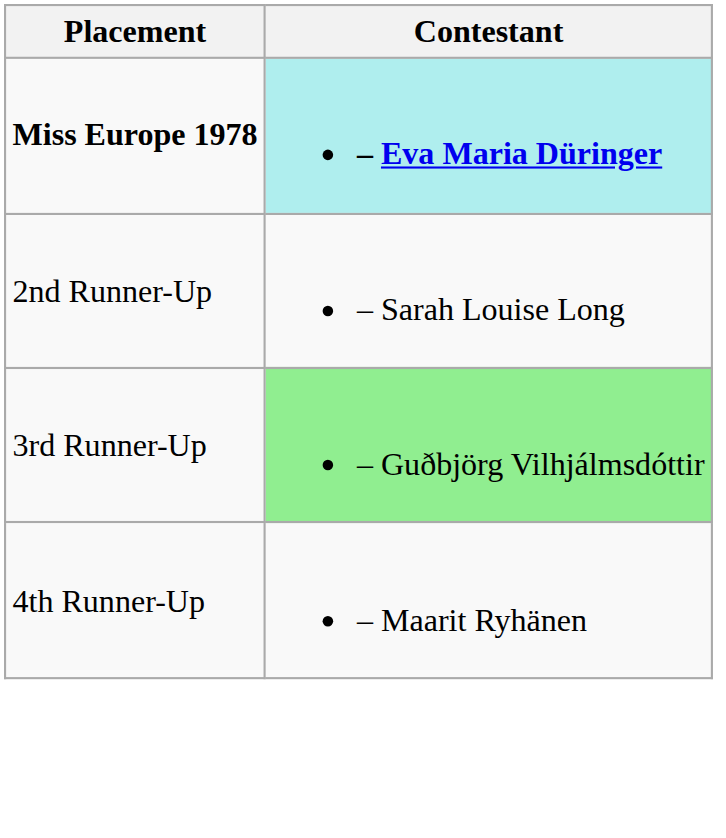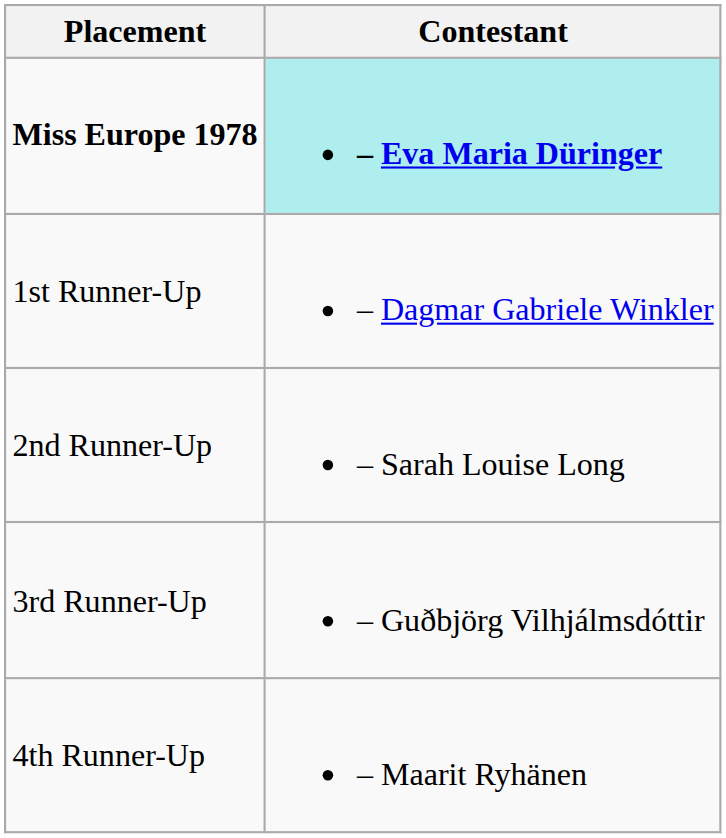+ row: (107, 289)
(489, 464) lightgreen background -> (493, 619) no background
